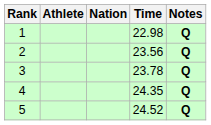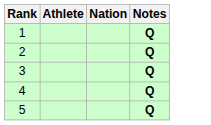- column: (148, 14)
